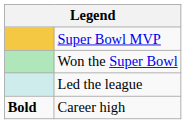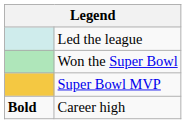rows swapped: (100, 84) <-> (109, 38)
